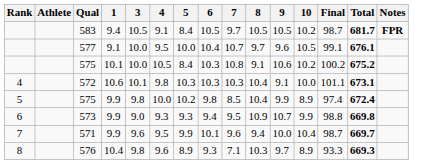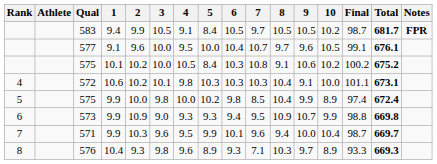+ column: (138, 13)
